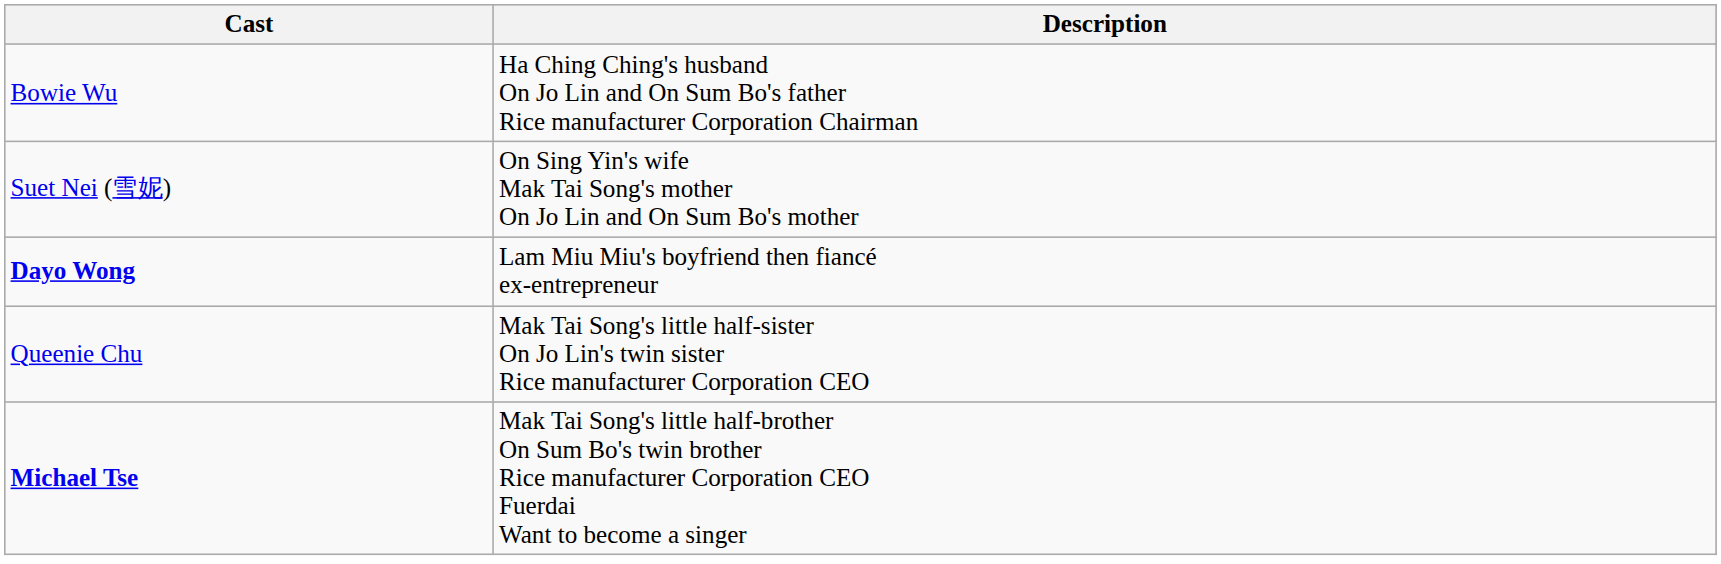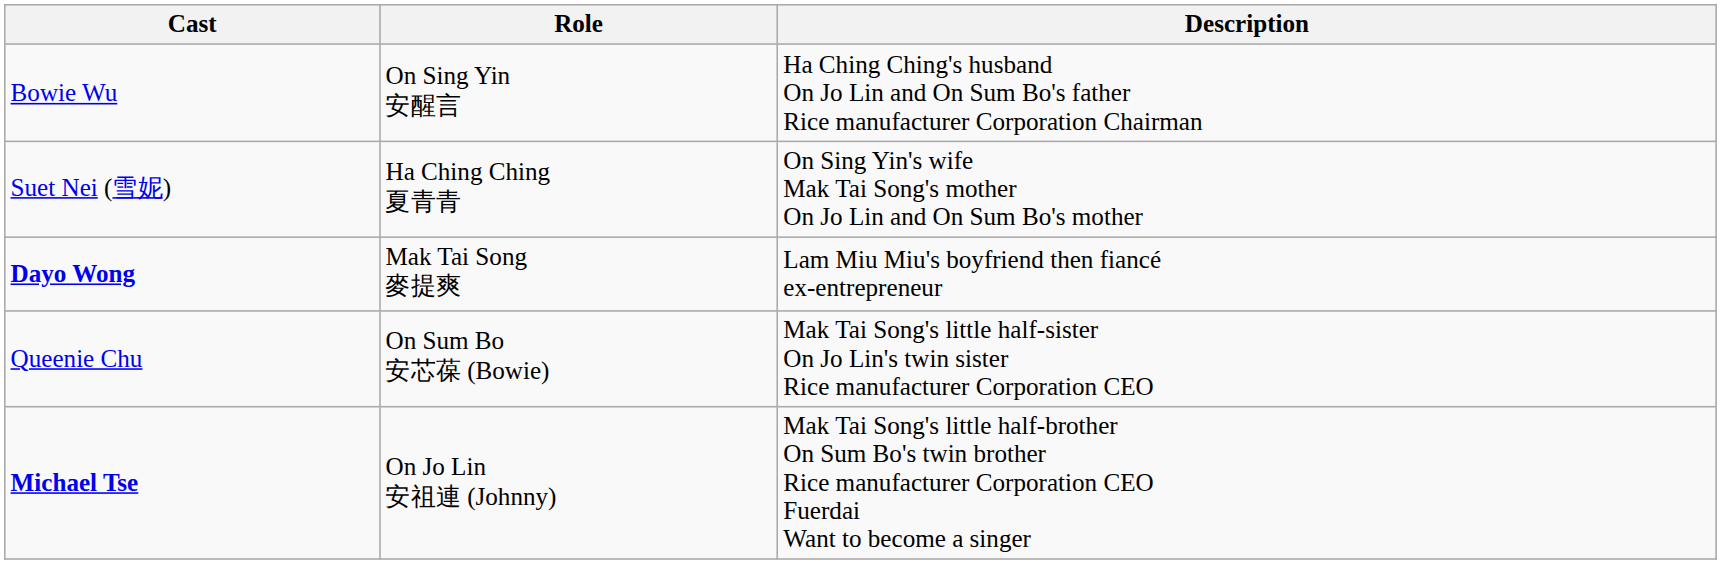+ column: (579, 24)
